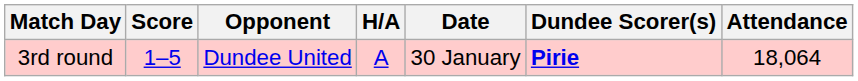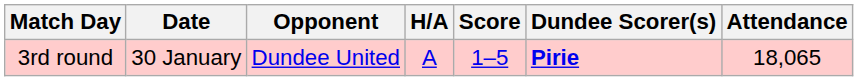columns swapped: (466, 22) <-> (162, 22)
(787, 57) 18,064 -> (787, 57) 18,065
